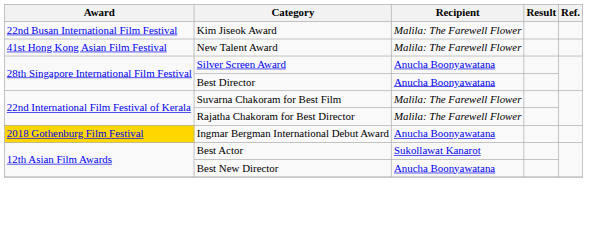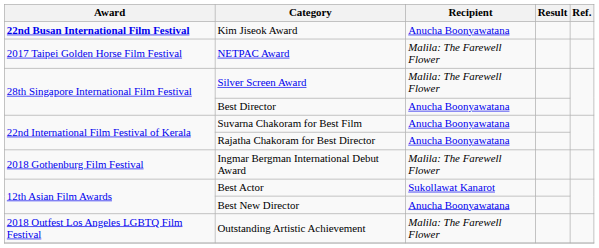(92, 30) normal -> (98, 30) bold
(458, 30) Malila: The Farewell Flower -> (459, 30) Anucha Boonyawatana
- row: (237, 47)
+ row: (253, 53)
(445, 64) Anucha Boonyawatana -> (455, 83) Malila: The Farewell Flower
(458, 99) Malila: The Farewell Flower -> (459, 123) Anucha Boonyawatana
(458, 116) Malila: The Farewell Flower -> (459, 141) Anucha Boonyawatana
(75, 133) gold background -> (75, 164) no background
(445, 133) Anucha Boonyawatana -> (455, 164) Malila: The Farewell Flower
+ row: (291, 228)
